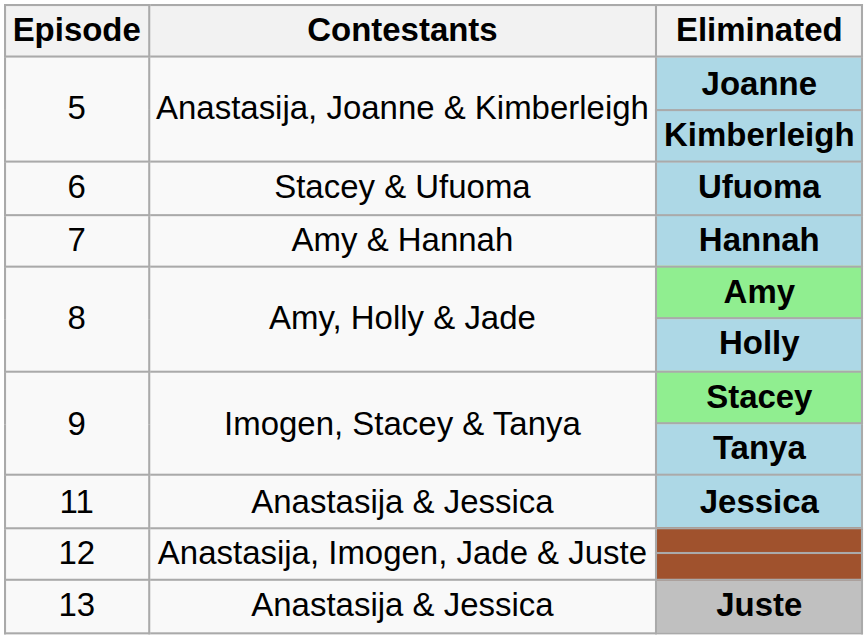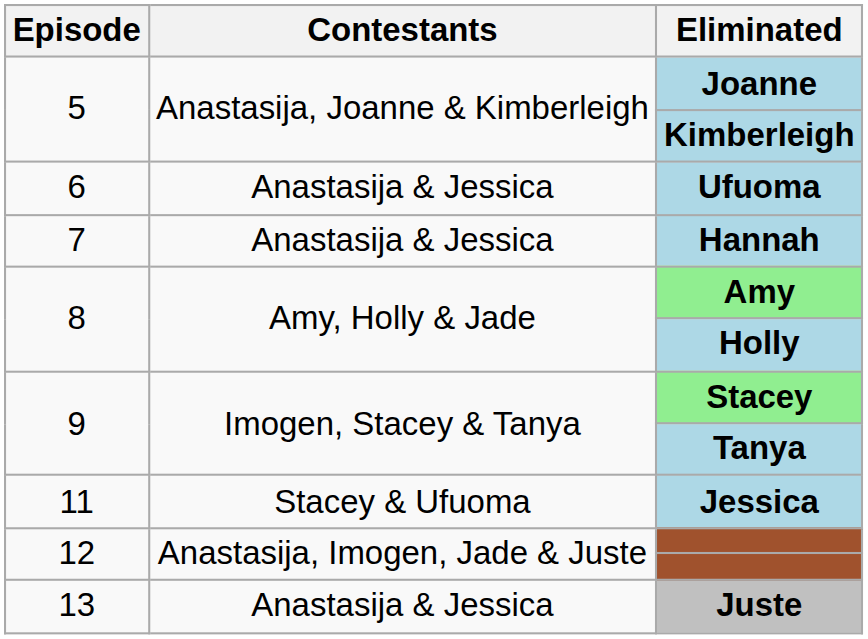(402, 187) Stacey & Ufuoma -> (402, 187) Anastasija & Jessica
(402, 239) Amy & Hannah -> (402, 239) Anastasija & Jessica
(402, 501) Anastasija & Jessica -> (402, 501) Stacey & Ufuoma
